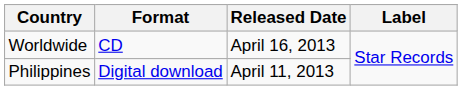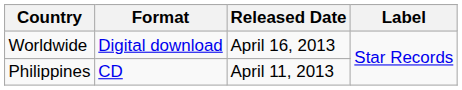(111, 44) CD -> (161, 44) Digital download
(161, 71) Digital download -> (111, 71) CD
